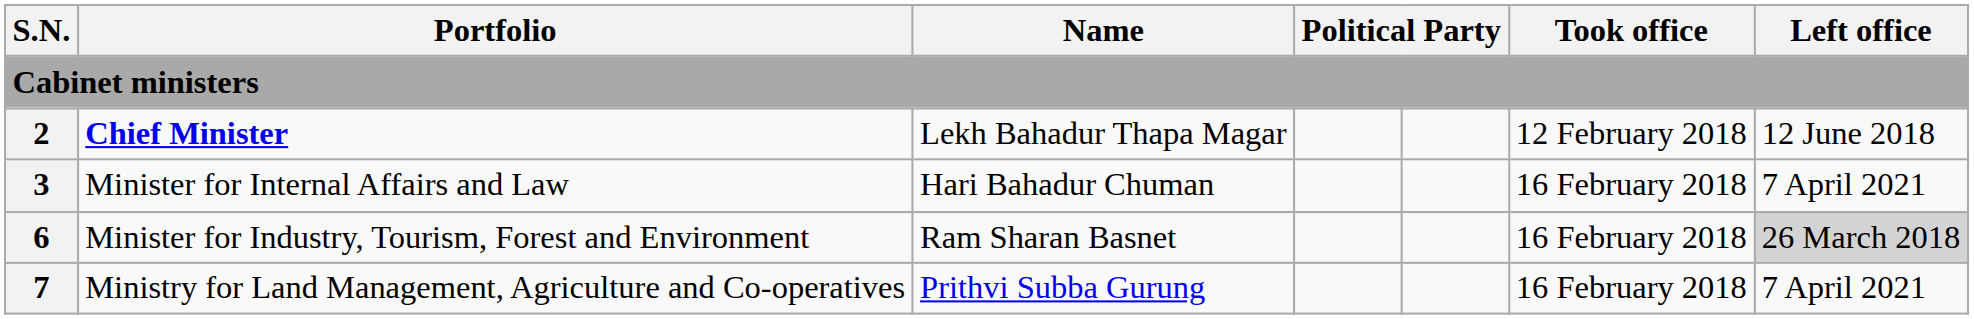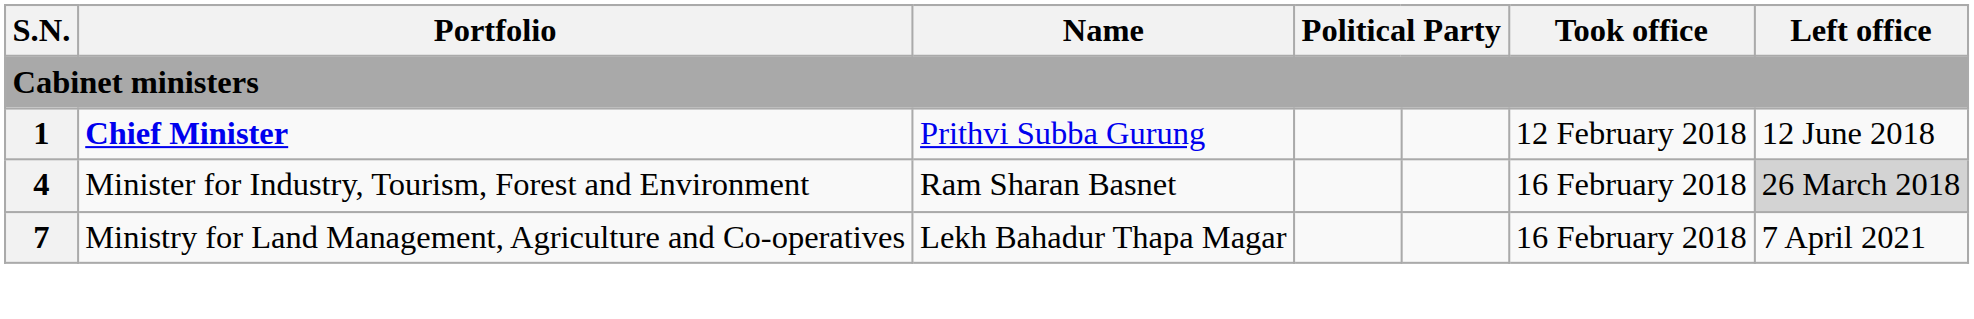(41, 133) 2 -> (41, 133) 1
(1103, 133) Lekh Bahadur Thapa Magar -> (1063, 133) Prithvi Subba Gurung
- row: (327, 184)
(41, 236) 6 -> (41, 184) 4
(1063, 287) Prithvi Subba Gurung -> (1103, 236) Lekh Bahadur Thapa Magar
